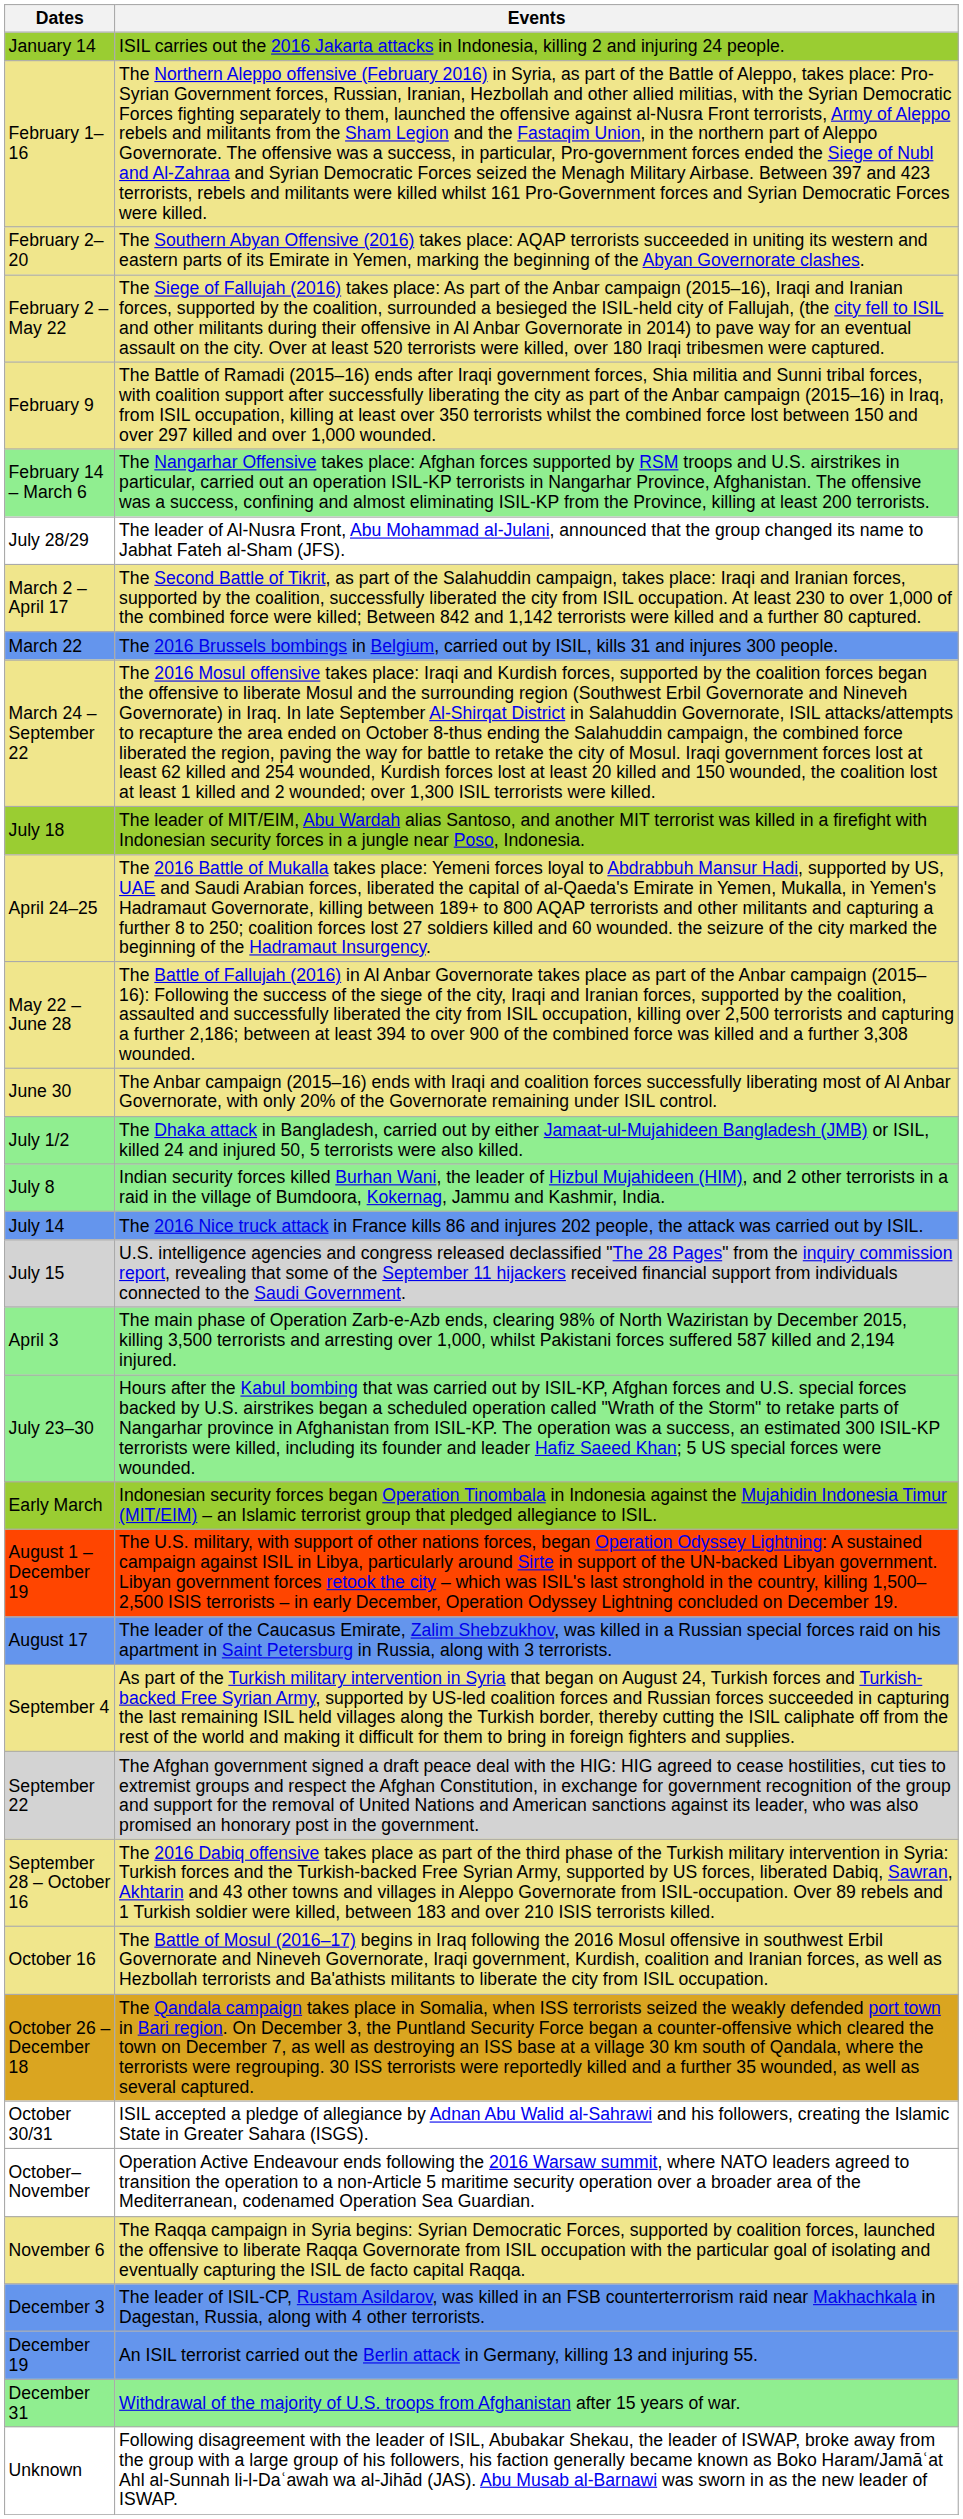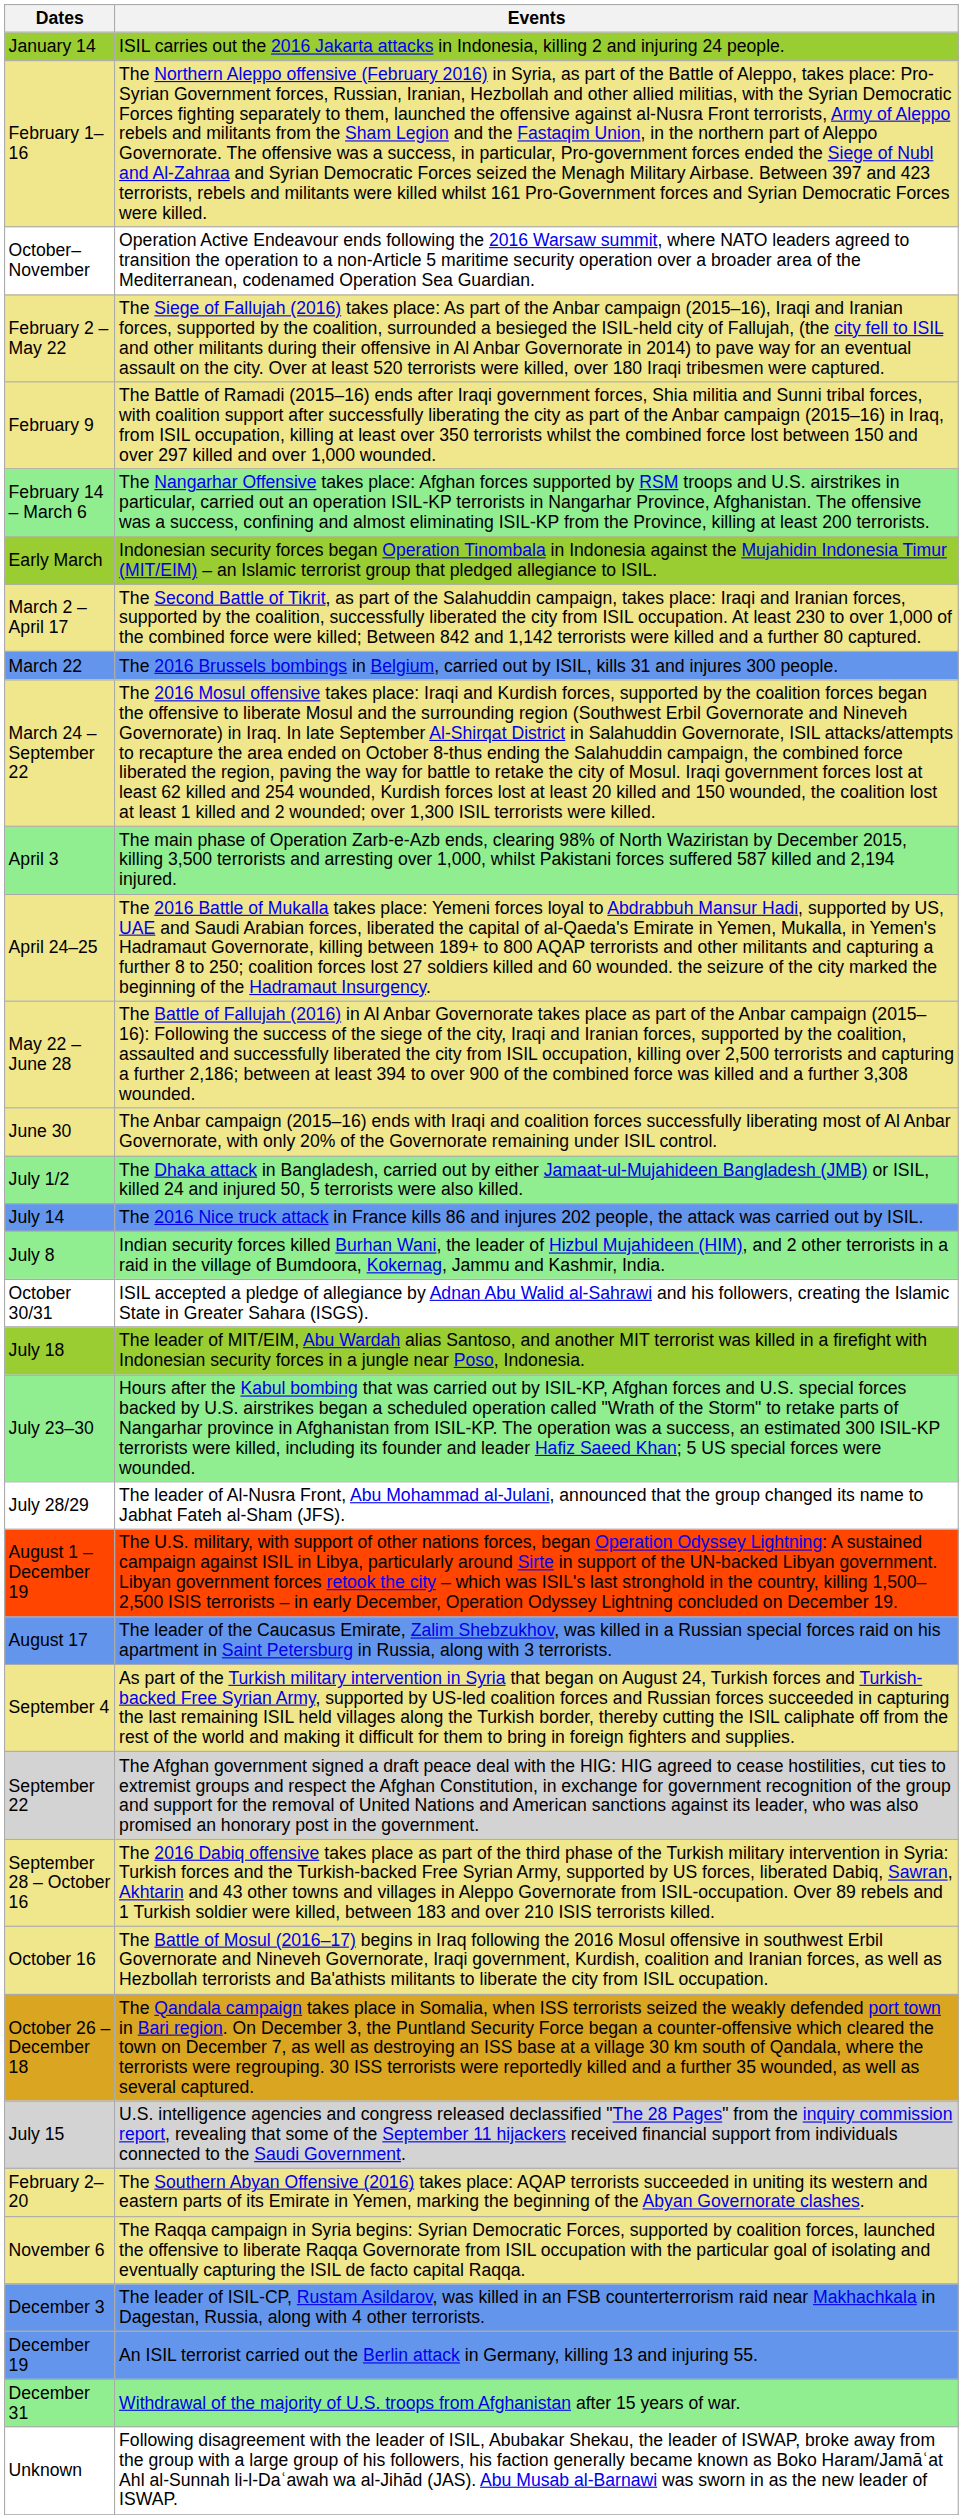rows swapped: (56, 250) <-> (49, 2182)
rows swapped: (56, 1505) <-> (49, 540)
rows swapped: (34, 1340) <-> (36, 830)
rows swapped: (32, 1187) <-> (36, 1225)
rows swapped: (36, 1273) <-> (40, 2124)
